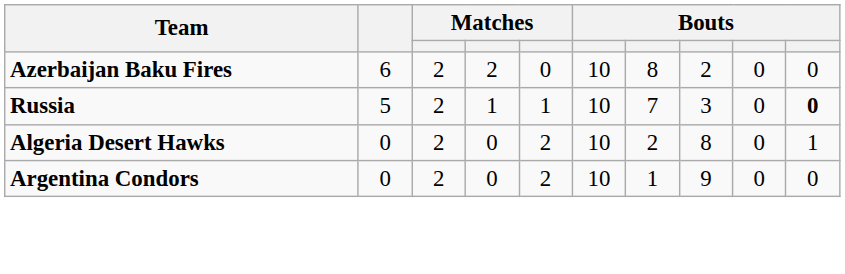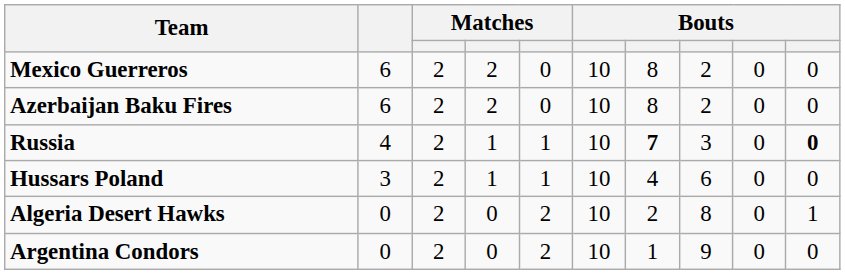+ row: (99, 69)
(385, 105) 5 -> (385, 142) 4
(652, 105) normal -> (652, 142) bold
+ row: (87, 178)
